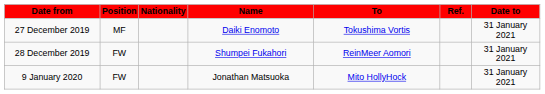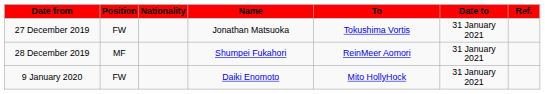columns swapped: (506, 12) <-> (456, 12)
(119, 30) MF -> (119, 30) FW
(251, 30) Daiki Enomoto -> (251, 30) Jonathan Matsuoka
(119, 54) FW -> (119, 54) MF
(251, 78) Jonathan Matsuoka -> (251, 78) Daiki Enomoto
